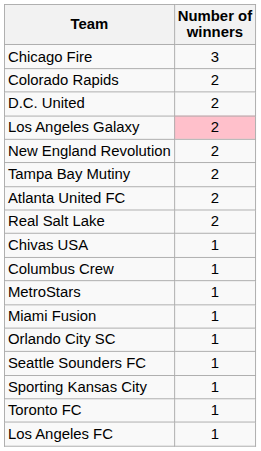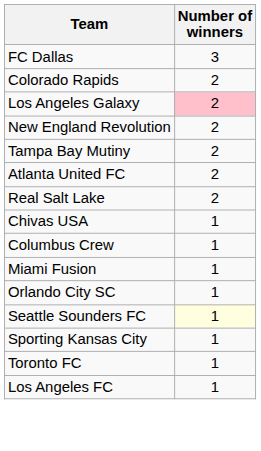- row: (50, 56)
+ row: (41, 56)
- row: (46, 103)
- row: (44, 292)
(215, 363) no background -> (215, 316) lightyellow background
